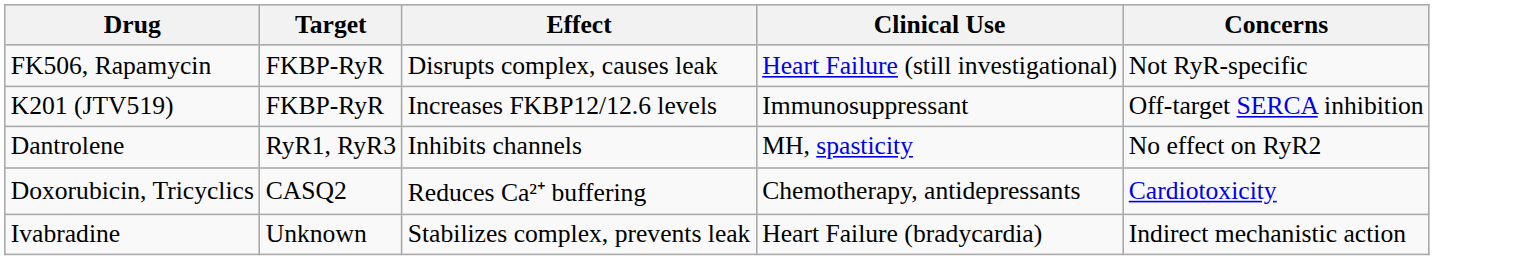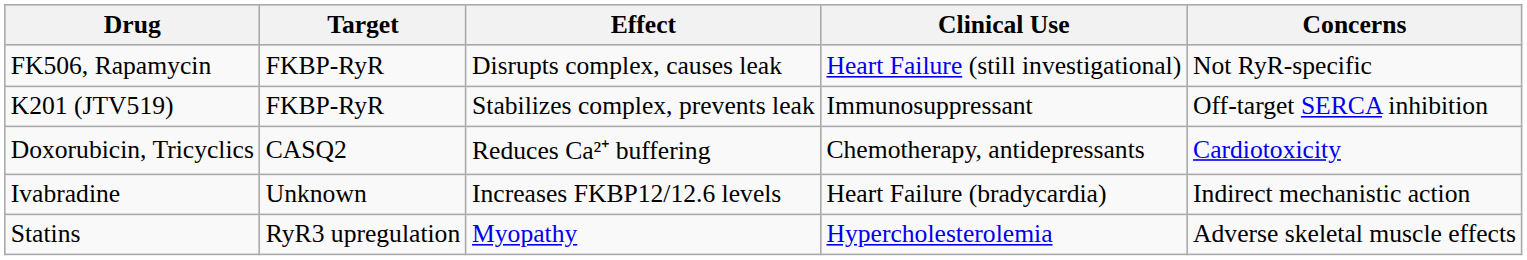(562, 106) Increases FKBP12/12.6 levels -> (643, 106) Stabilizes complex, prevents leak
- row: (68, 146)
(579, 234) Stabilizes complex, prevents leak -> (627, 193) Increases FKBP12/12.6 levels
+ row: (46, 234)
